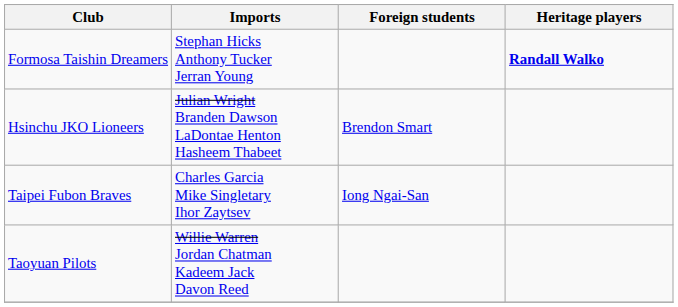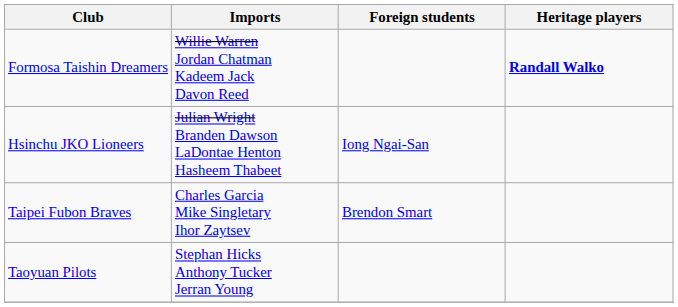(223, 59) Stephan Hicks Anthony Tucker Jerran Young -> (223, 67) Willie Warren Jordan Chatman Kadeem Jack Davon Reed
(387, 127) Brendon Smart -> (385, 144) Iong Ngai-San
(385, 195) Iong Ngai-San -> (387, 213) Brendon Smart
(223, 263) Willie Warren Jordan Chatman Kadeem Jack Davon Reed -> (223, 272) Stephan Hicks Anthony Tucker Jerran Young
